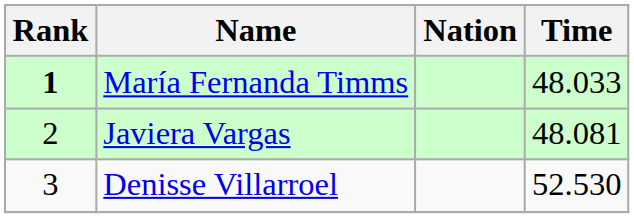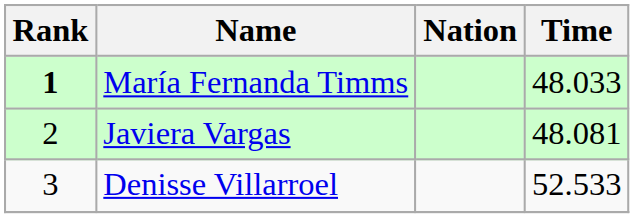(577, 184) 52.530 -> (577, 184) 52.533
